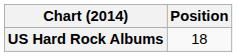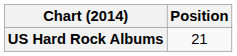(199, 39) 18 -> (199, 39) 21
